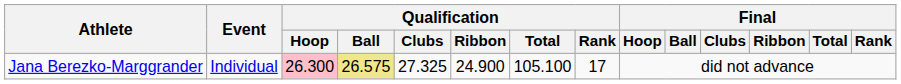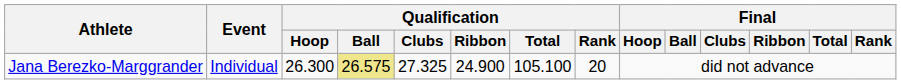(310, 67) pink background -> (310, 67) no background
(597, 67) 17 -> (597, 67) 20
